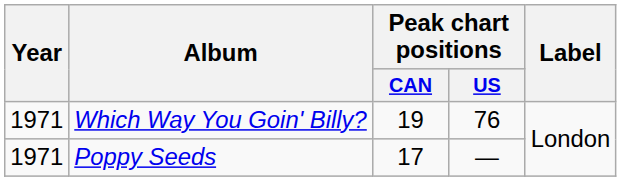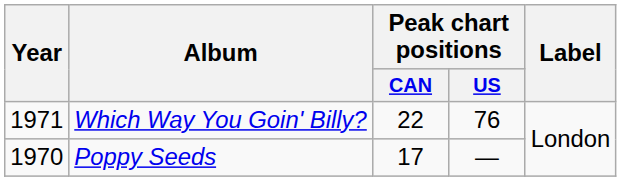(411, 119) 19 -> (411, 119) 22
(37, 157) 1971 -> (37, 157) 1970
